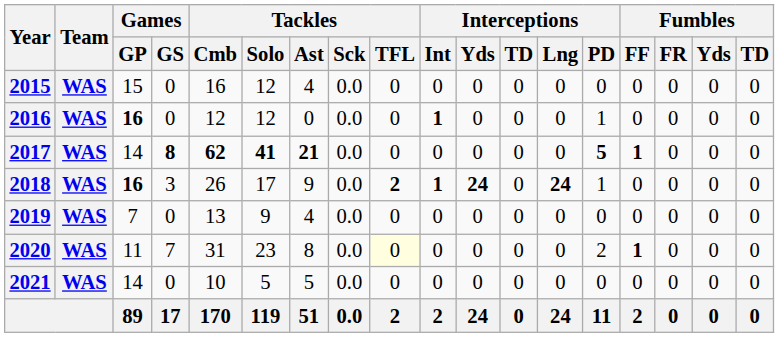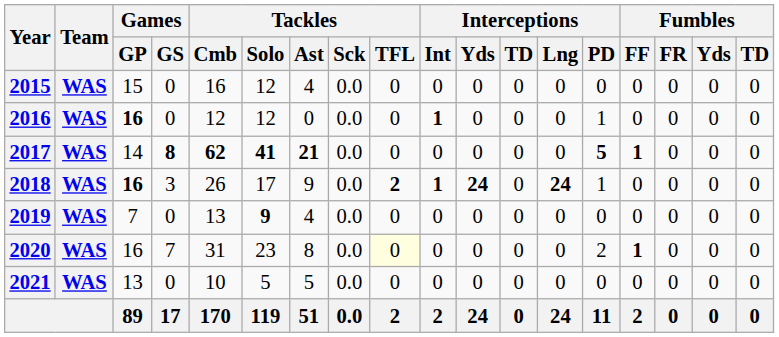(266, 217) normal -> (266, 217) bold
(133, 250) 11 -> (133, 250) 16
(133, 282) 14 -> (133, 282) 13
